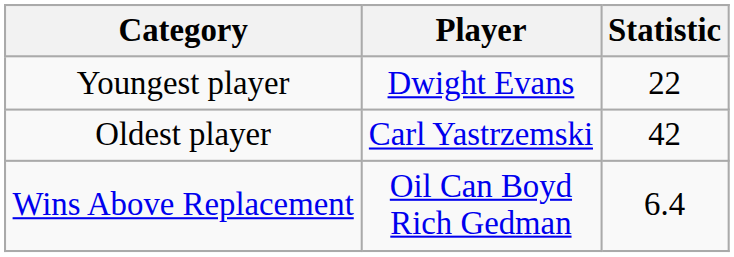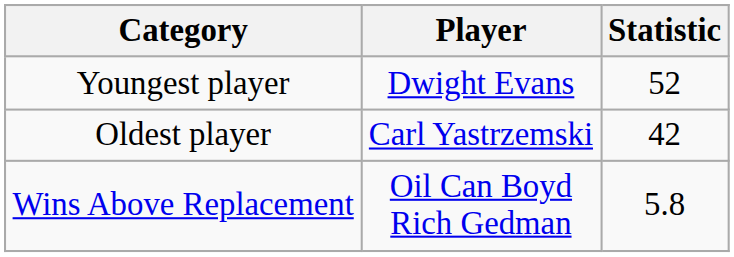(665, 82) 22 -> (665, 82) 52
(665, 205) 6.4 -> (665, 205) 5.8
